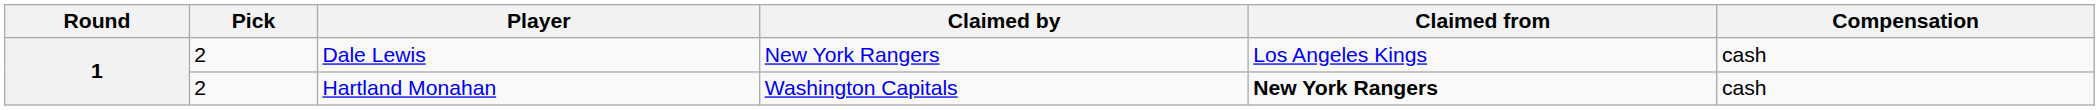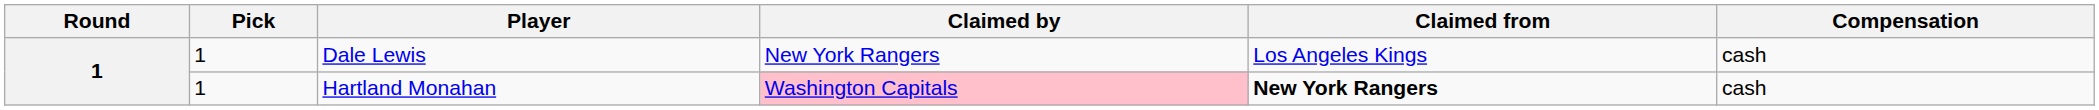(200, 54) 2 -> (200, 54) 1
(200, 88) 2 -> (200, 88) 1
(861, 88) no background -> (861, 88) pink background
